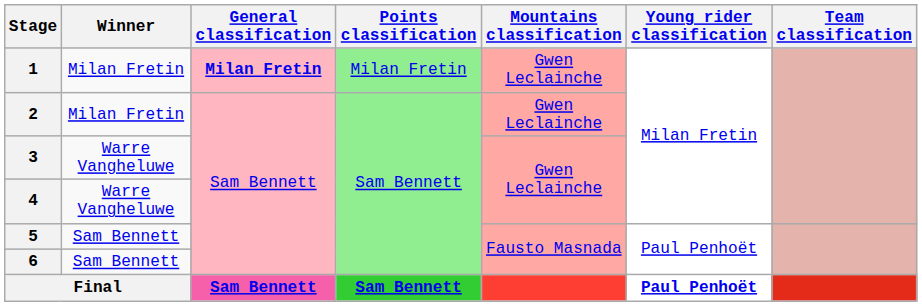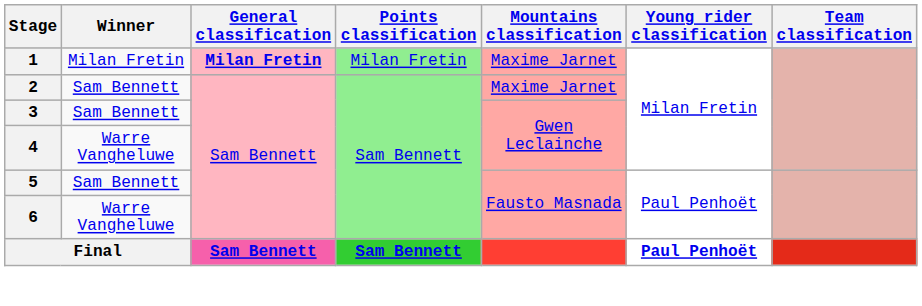(554, 70) Gwen Leclainche -> (554, 61) Maxime Jarnet
(126, 114) Milan Fretin -> (126, 87) Sam Bennett
(554, 114) Gwen Leclainche -> (554, 87) Maxime Jarnet
(126, 157) Warre Vangheluwe -> (126, 113) Sam Bennett
(126, 262) Sam Bennett -> (126, 217) Warre Vangheluwe
